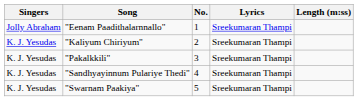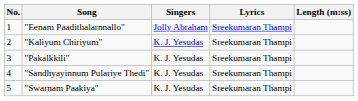columns swapped: (201, 12) <-> (34, 12)
